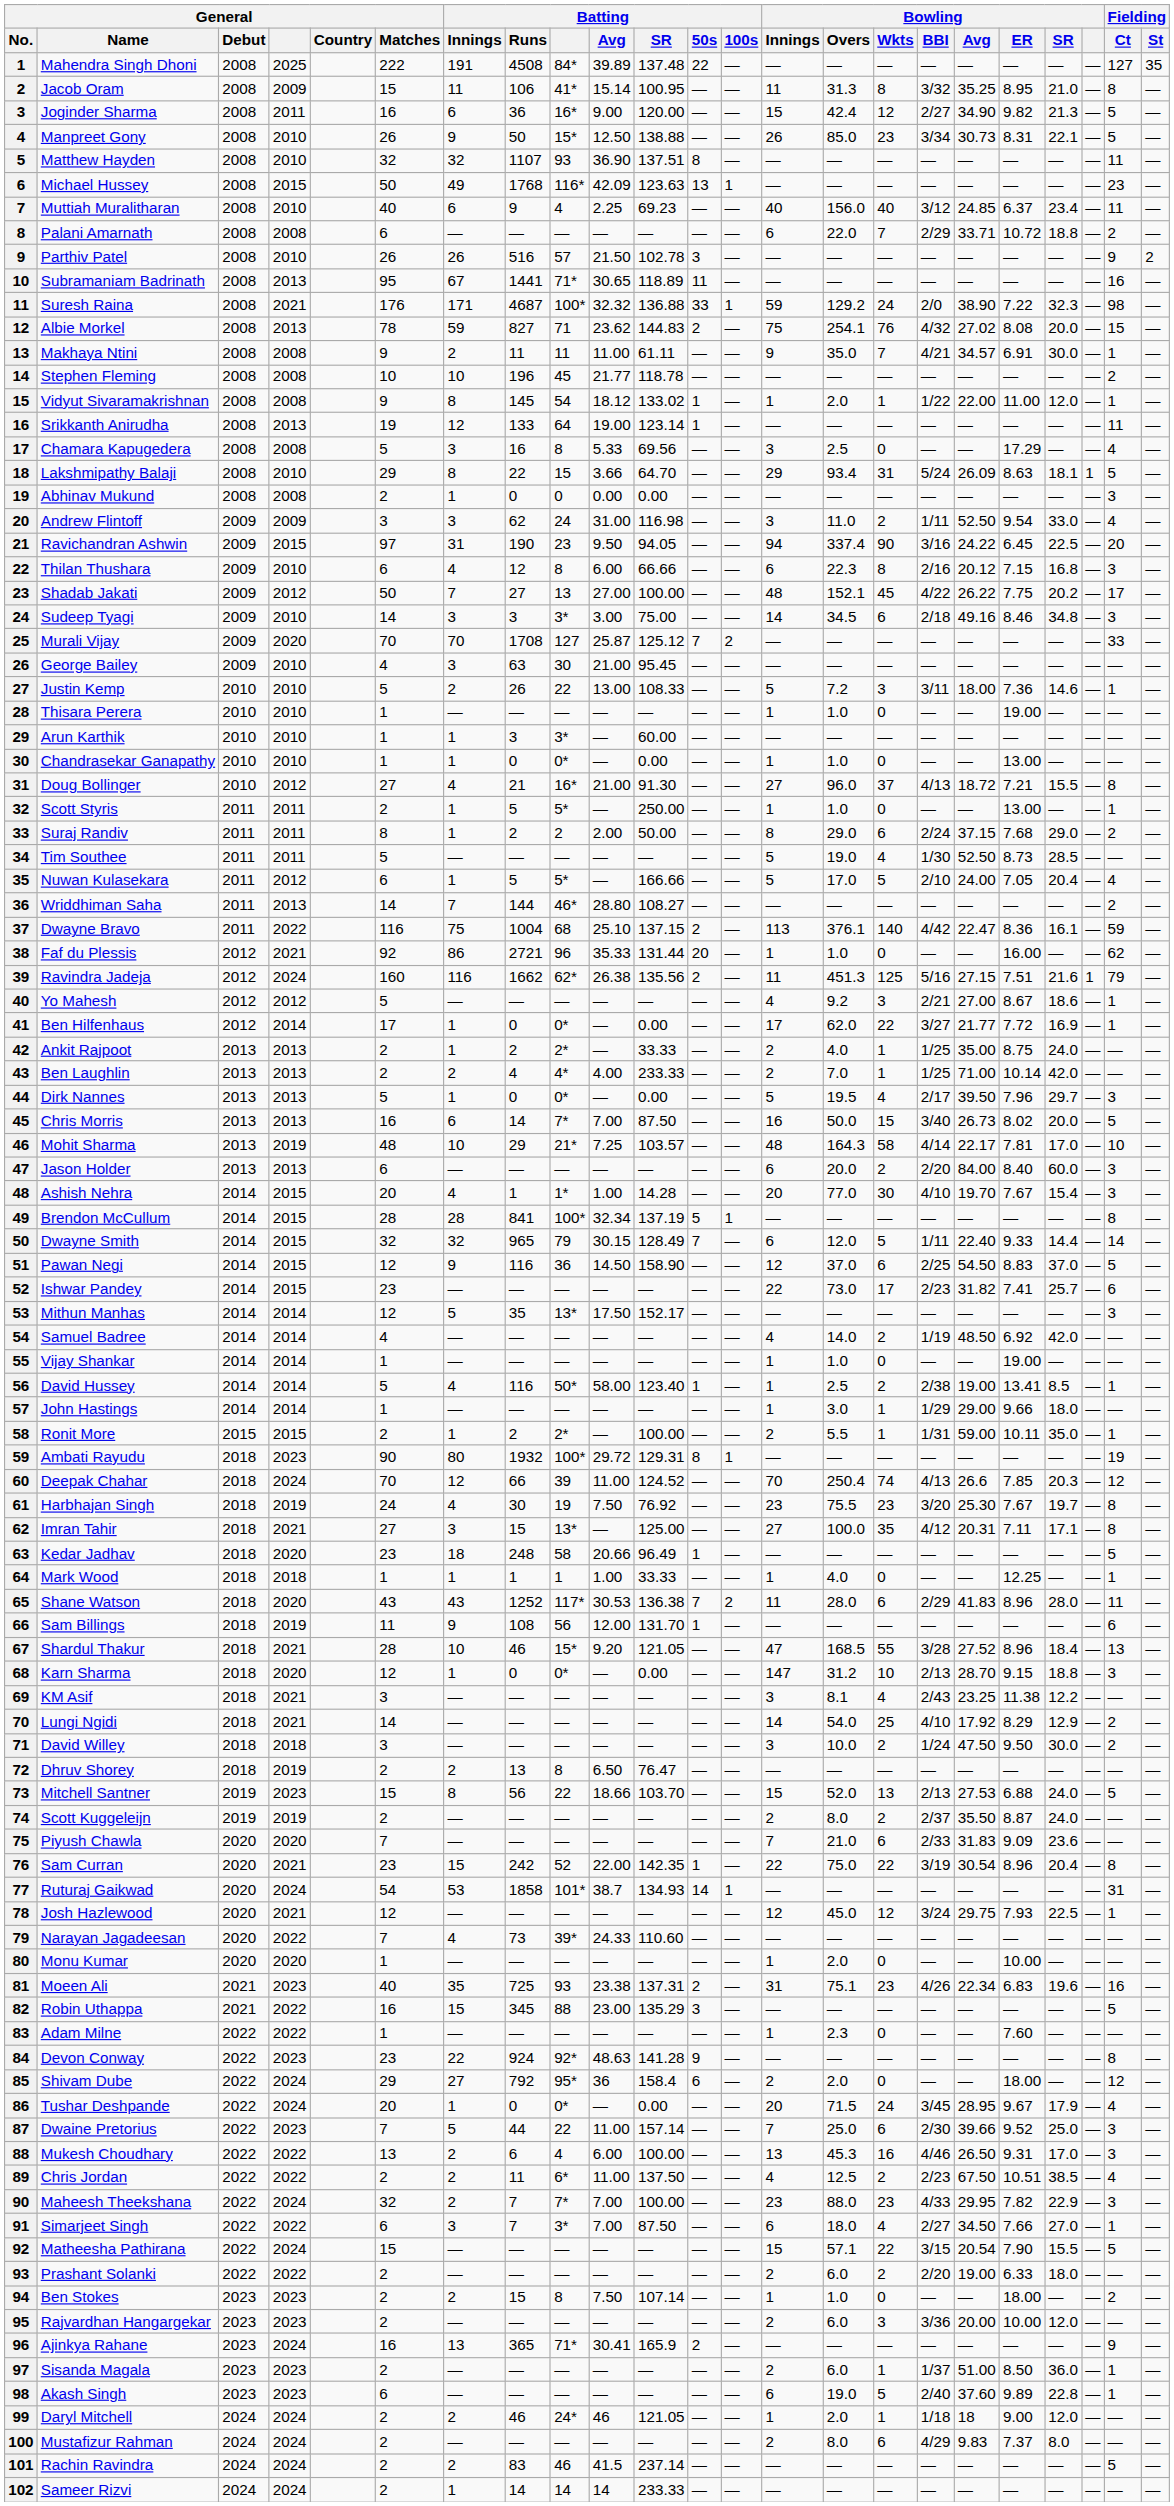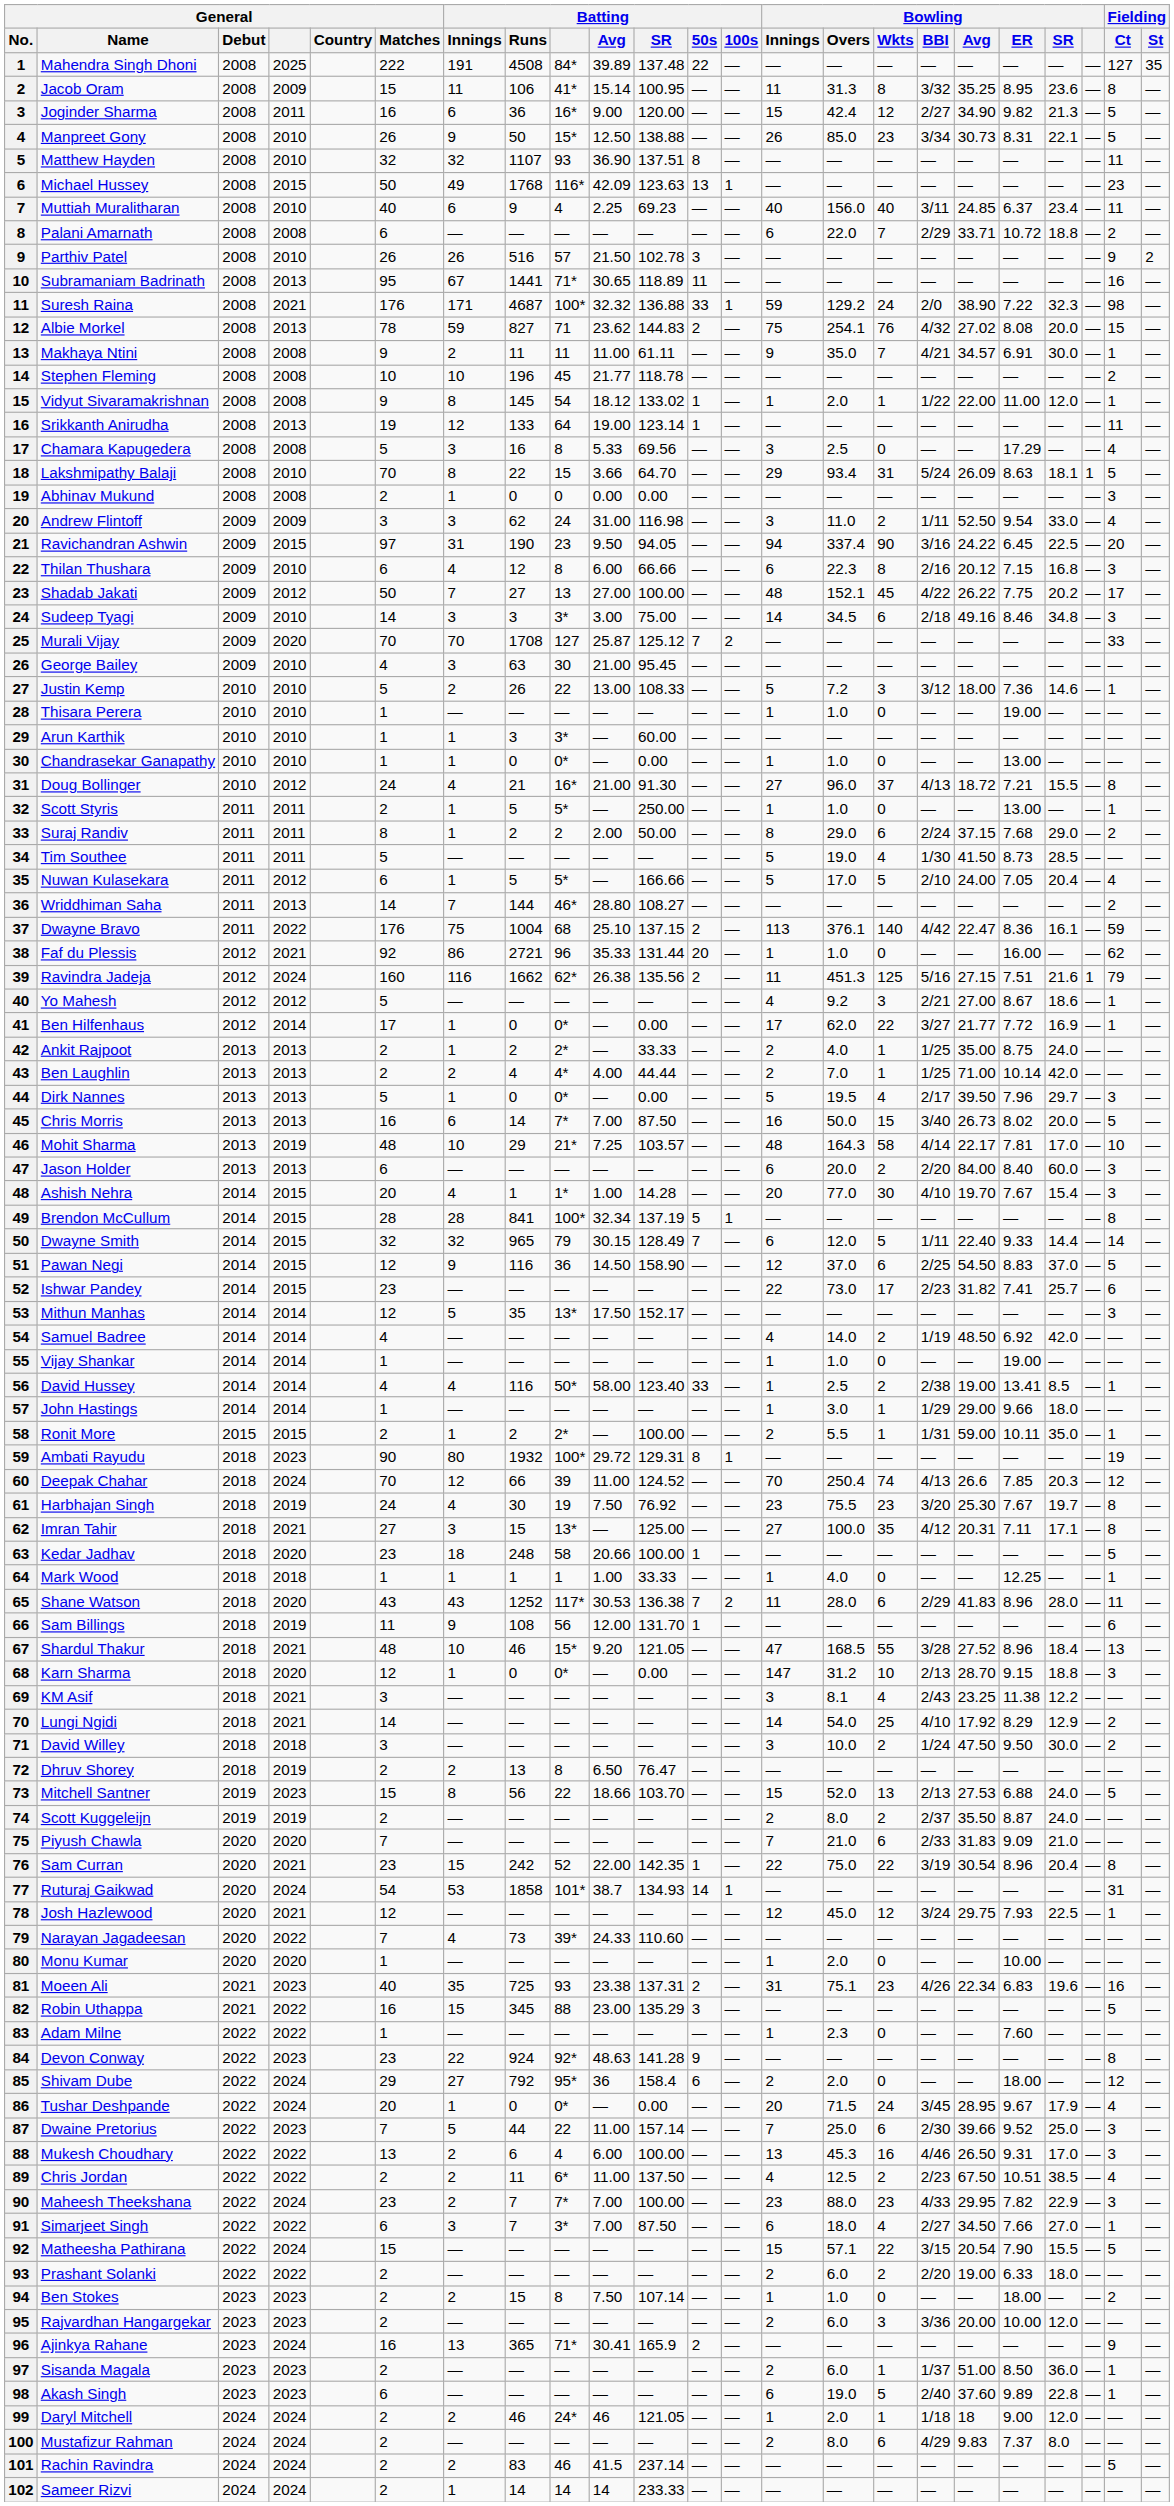(1063, 88) 21.0 -> (1063, 88) 23.6
(936, 208) 3/12 -> (935, 208) 3/11
(388, 472) 29 -> (388, 472) 70
(935, 688) 3/11 -> (936, 688) 3/12
(388, 784) 27 -> (388, 784) 24
(977, 857) 52.50 -> (977, 857) 41.50
(391, 929) 116 -> (392, 929) 176
(661, 1073) 233.33 -> (657, 1073) 44.44
(384, 1385) 5 -> (384, 1385) 4
(696, 1385) 1 -> (700, 1385) 33
(657, 1553) 96.49 -> (661, 1553) 100.00
(388, 1649) 28 -> (388, 1649) 48
(1063, 1841) 23.6 -> (1063, 1841) 21.0
(388, 2201) 32 -> (388, 2201) 23
